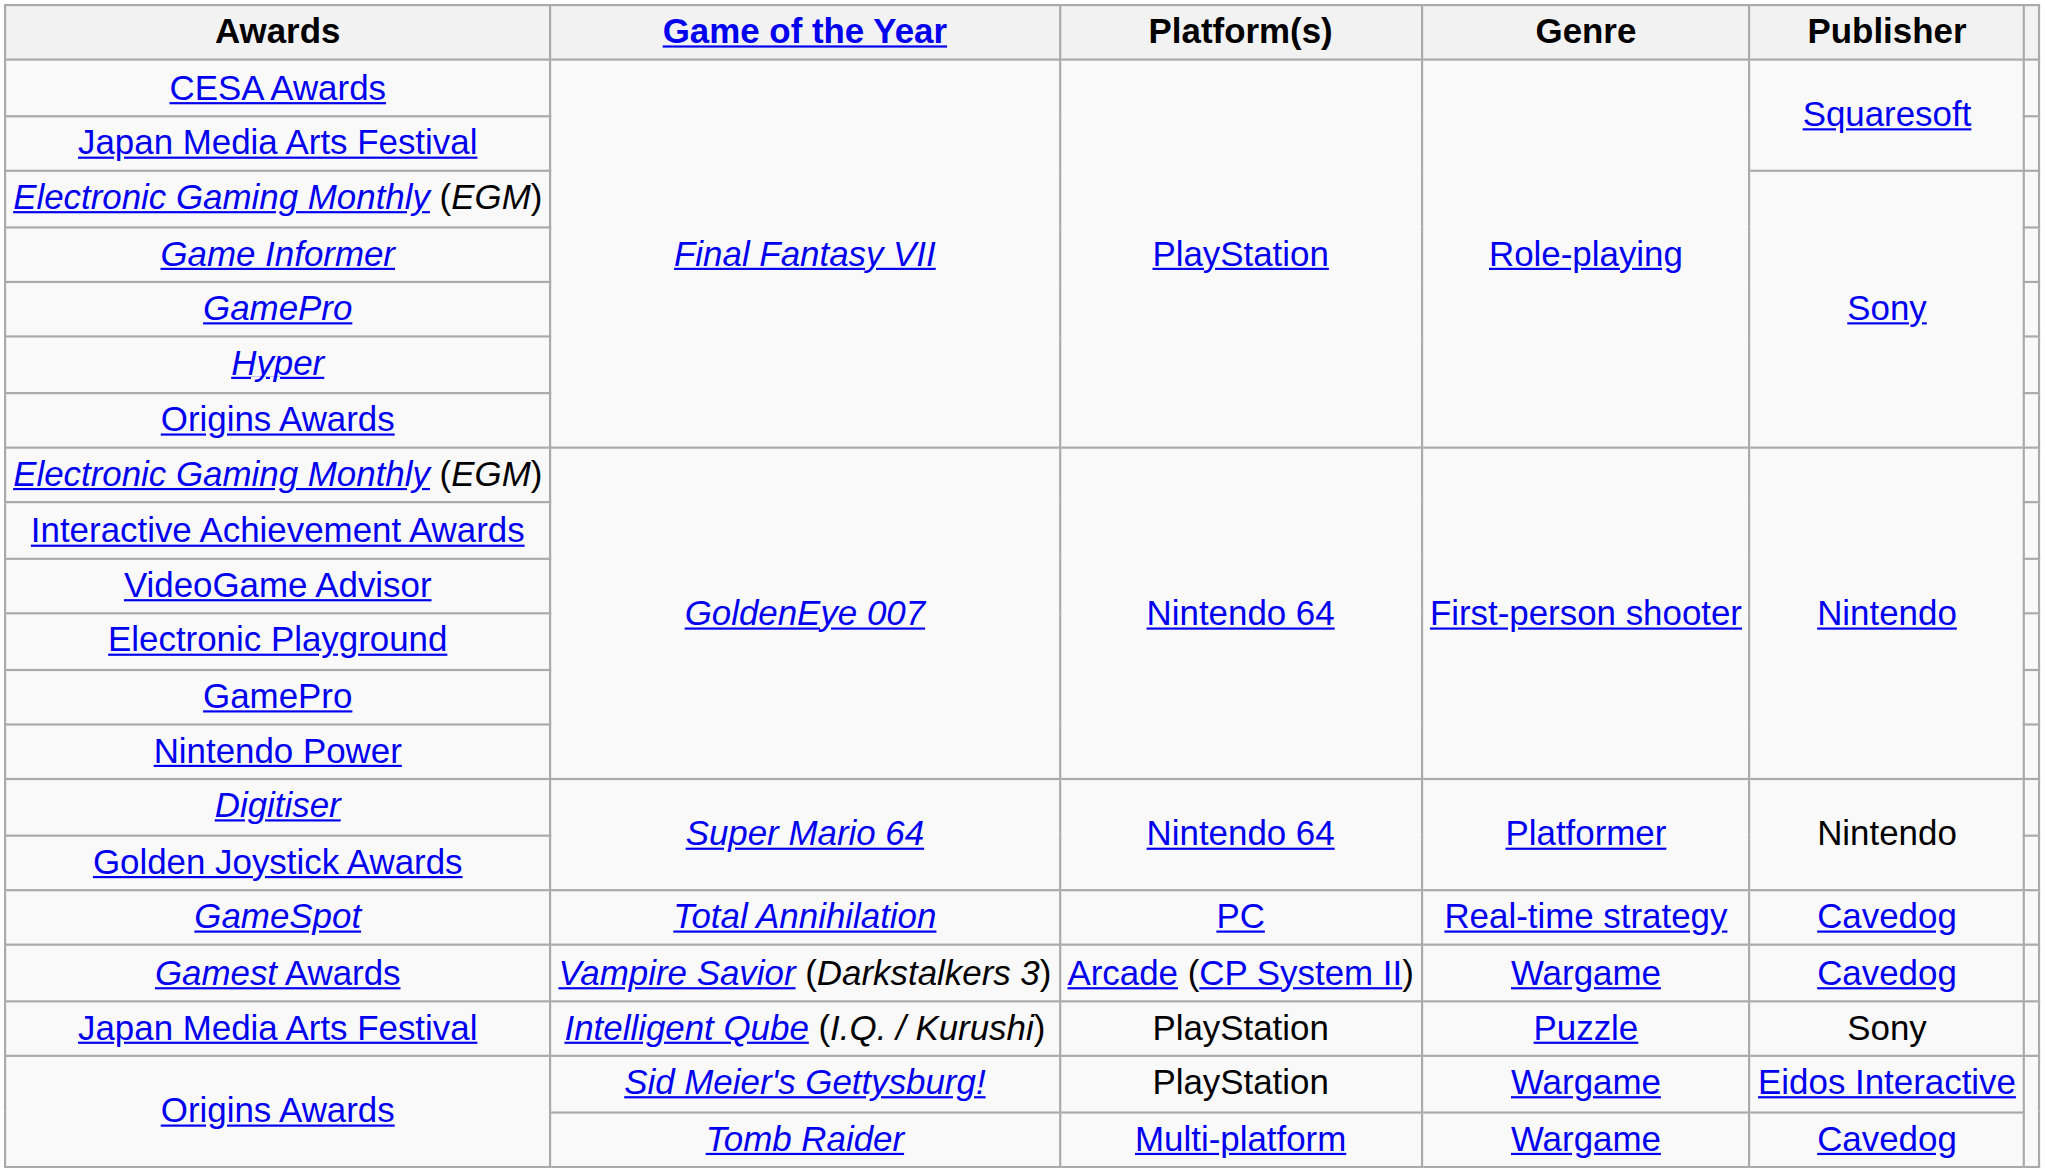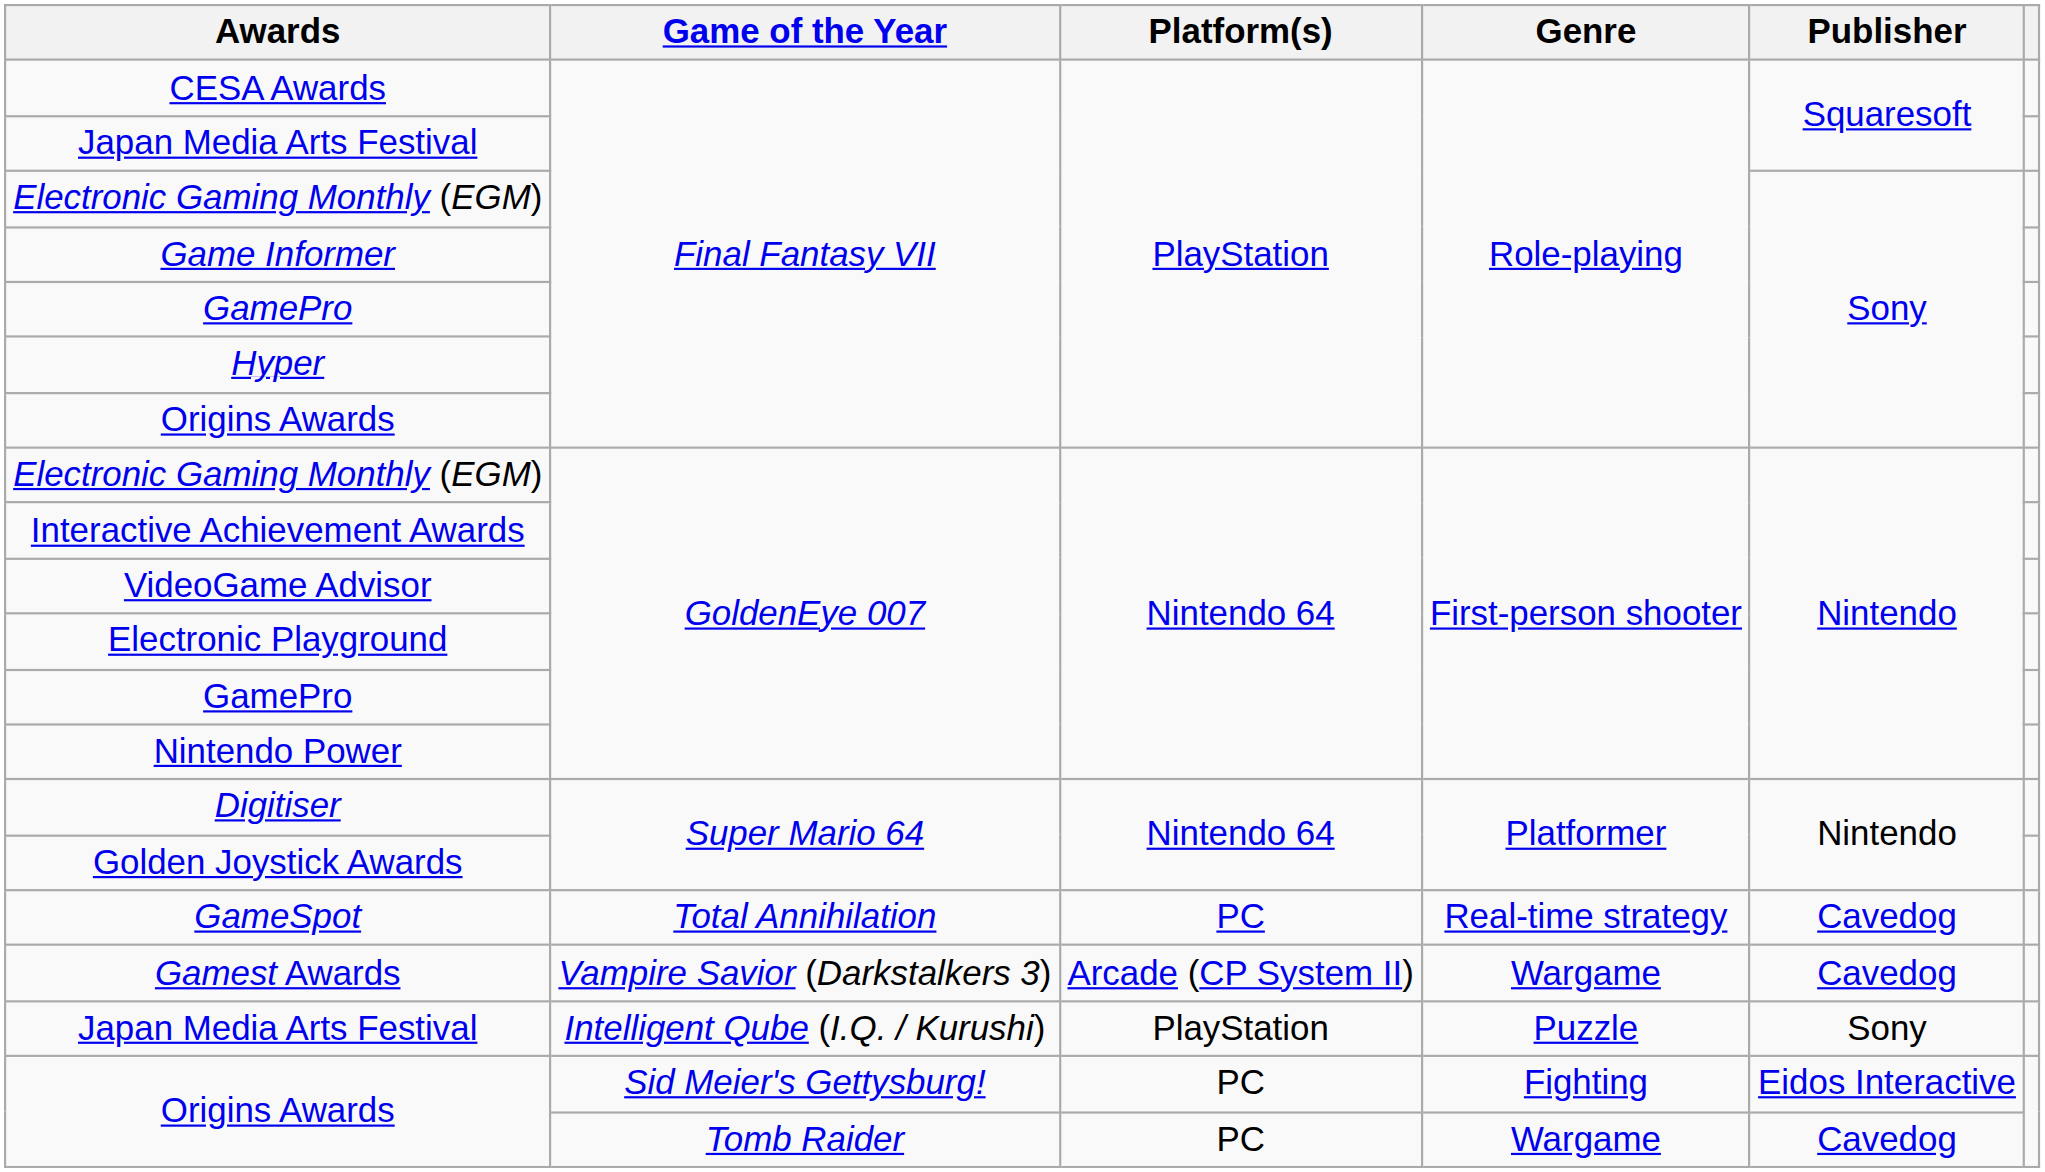(1241, 1083) PlayStation -> (1241, 1083) PC
(1586, 1083) Wargame -> (1586, 1083) Fighting
(1241, 1138) Multi-platform -> (1241, 1138) PC
